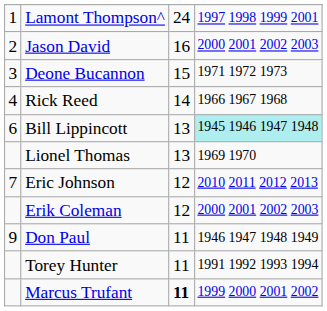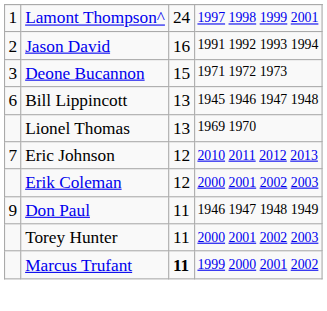(258, 45) 2000 2001 2002 2003 -> (258, 45) 1991 1992 1993 1994
- row: (61, 100)
(258, 127) paleturquoise background -> (258, 100) no background
(258, 264) 1991 1992 1993 1994 -> (258, 237) 2000 2001 2002 2003
